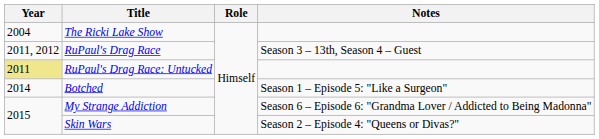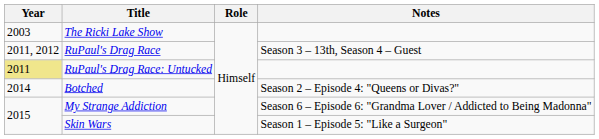(19, 32) 2004 -> (19, 32) 2003
(354, 87) Season 1 – Episode 5: "Like a Surgeon" -> (360, 87) Season 2 – Episode 4: "Queens or Divas?"
(360, 124) Season 2 – Episode 4: "Queens or Divas?" -> (354, 124) Season 1 – Episode 5: "Like a Surgeon"
